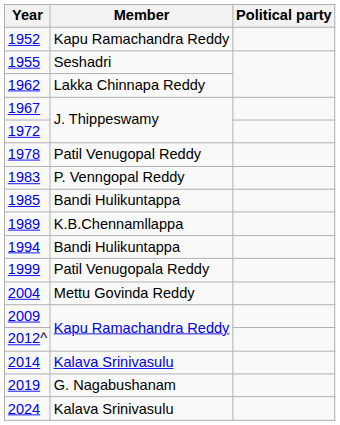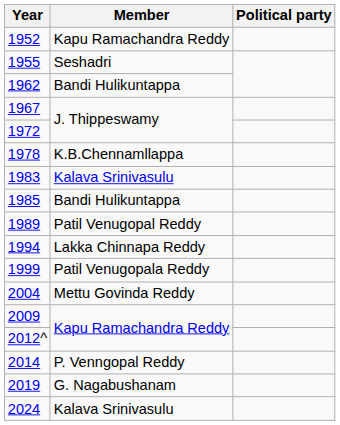(129, 85) Lakka Chinnapa Reddy -> (117, 85) Bandi Hulikuntappa
(127, 154) Patil Venugopal Reddy -> (119, 154) K.B.Chennamllappa
(119, 177) P. Venngopal Reddy -> (114, 177) Kalava Srinivasulu
(119, 223) K.B.Chennamllappa -> (127, 223) Patil Venugopal Reddy
(117, 246) Bandi Hulikuntappa -> (129, 246) Lakka Chinnapa Reddy
(114, 362) Kalava Srinivasulu -> (119, 362) P. Venngopal Reddy
